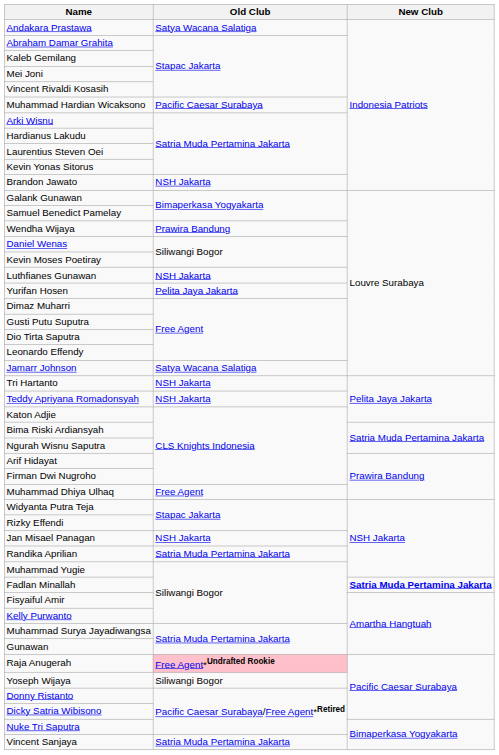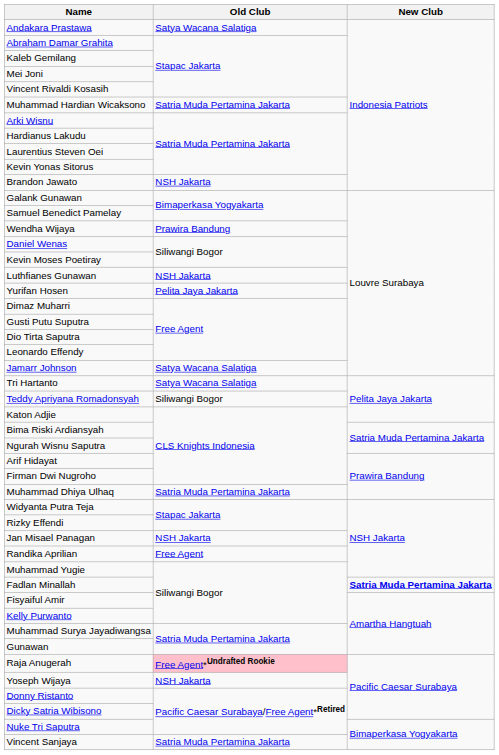(209, 105) Pacific Caesar Surabaya -> (223, 105) Satria Muda Pertamina Jakarta
(183, 383) NSH Jakarta -> (206, 383) Satya Wacana Salatiga
(183, 399) NSH Jakarta -> (189, 399) Siliwangi Bogor
(179, 492) Free Agent -> (223, 492) Satria Muda Pertamina Jakarta
(223, 553) Satria Muda Pertamina Jakarta -> (179, 553) Free Agent
(189, 680) Siliwangi Bogor -> (183, 680) NSH Jakarta
